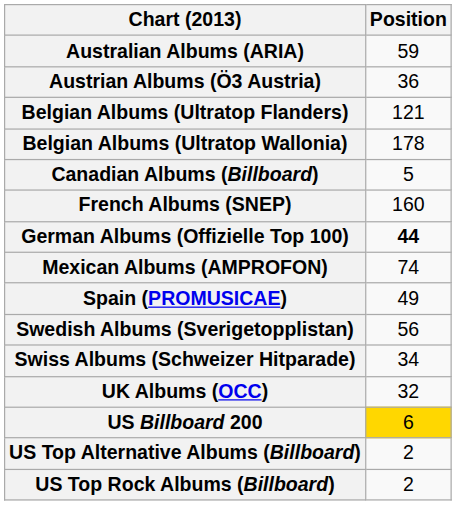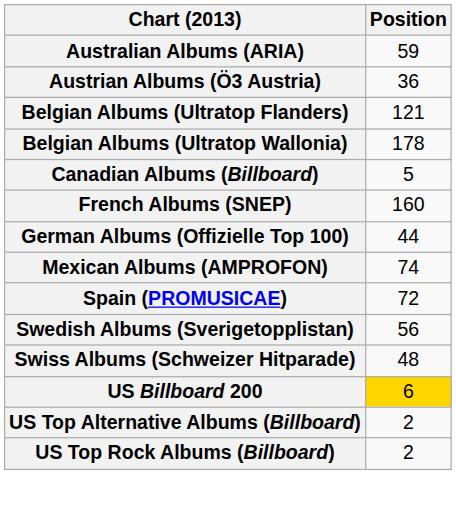(408, 236) bold -> (408, 236) normal
(408, 298) 49 -> (408, 298) 72
(408, 360) 34 -> (408, 360) 48
- row: (185, 391)
